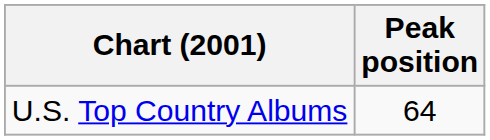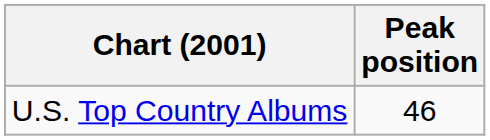(420, 109) 64 -> (420, 109) 46
